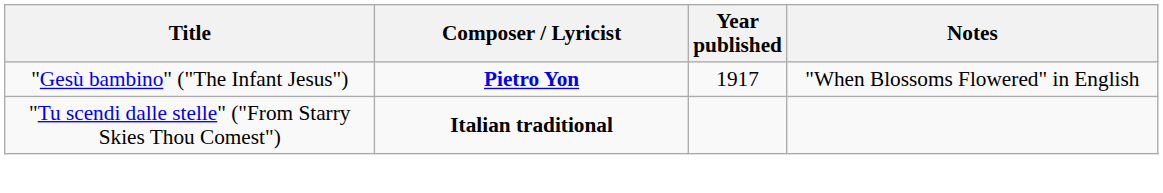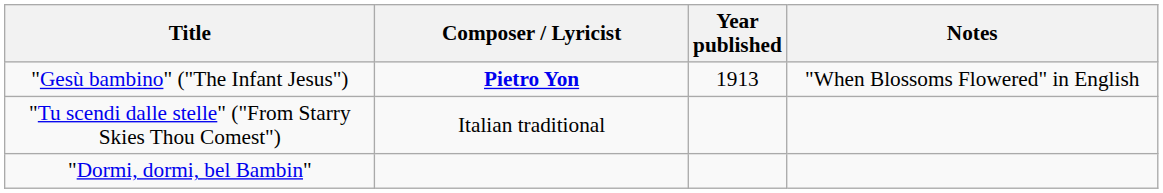(738, 79) 1917 -> (737, 79) 1913
(532, 124) bold -> (532, 124) normal
+ row: (190, 170)
